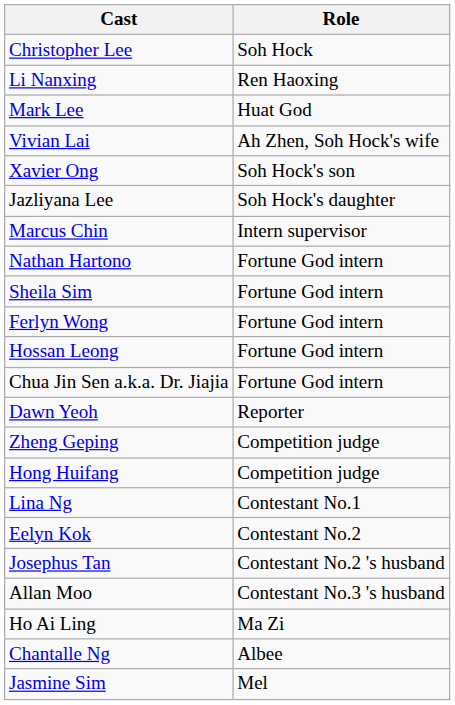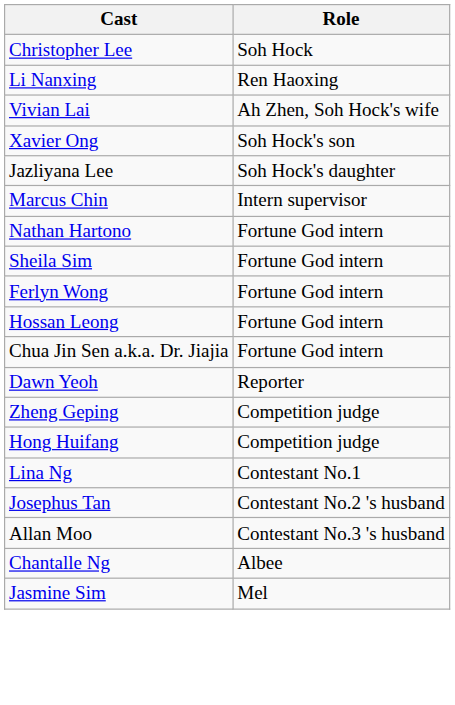- row: (46, 110)
- row: (50, 532)
- row: (52, 623)
